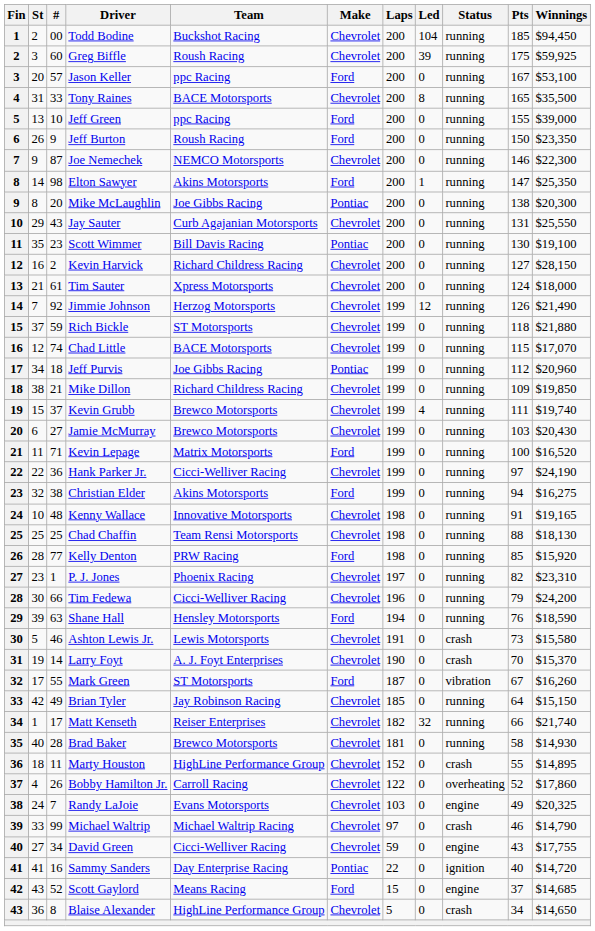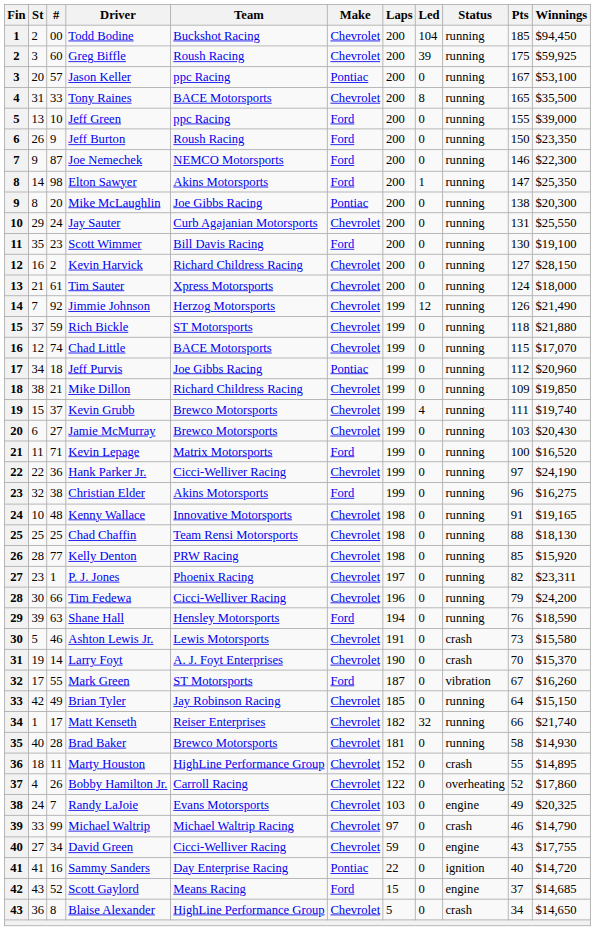(342, 77) Ford -> (349, 77) Pontiac
(355, 160) Chevrolet -> (342, 160) Ford
(56, 223) 43 -> (56, 223) 24
(349, 243) Pontiac -> (342, 243) Ford
(517, 493) 94 -> (517, 493) 96
(342, 555) Ford -> (355, 555) Chevrolet
(556, 576) $23,310 -> (556, 576) $23,311
